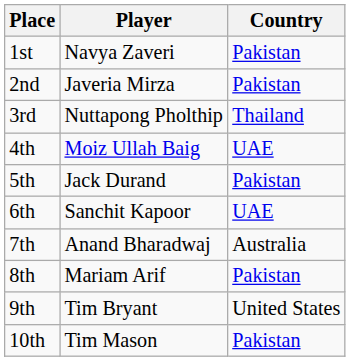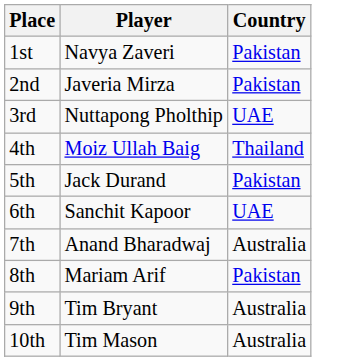(268, 116) Thailand -> (253, 116) UAE
(253, 148) UAE -> (268, 148) Thailand
(286, 308) United States -> (269, 308) Australia
(266, 340) Pakistan -> (269, 340) Australia
